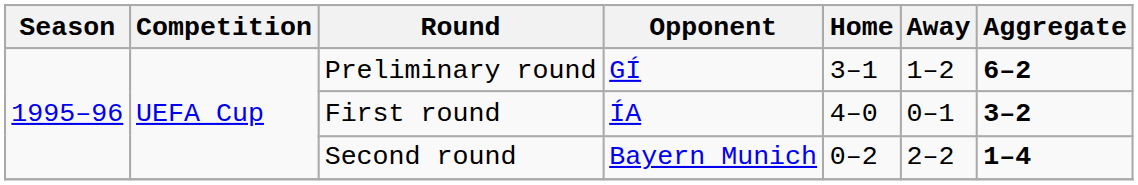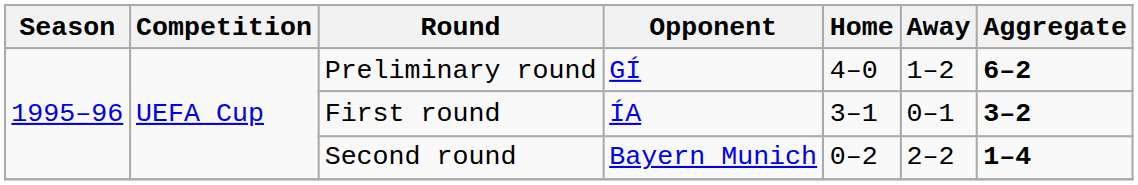(854, 70) 3–1 -> (854, 70) 4–0
(854, 114) 4–0 -> (854, 114) 3–1
